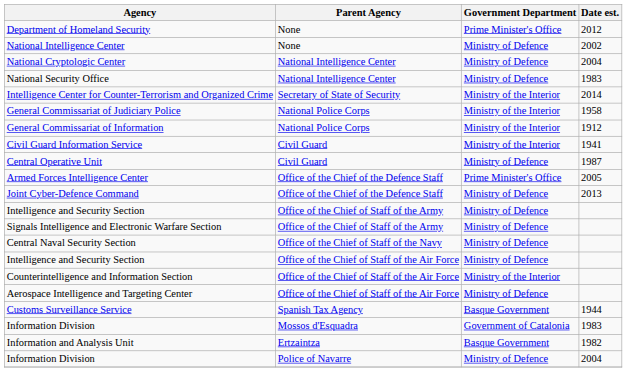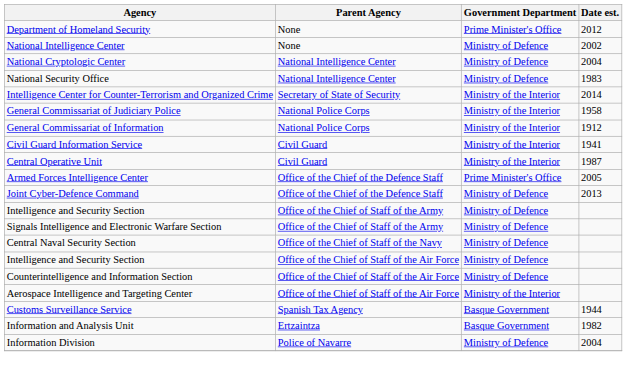(506, 161) Ministry of Defence -> (512, 161) Ministry of the Interior
(512, 276) Ministry of the Interior -> (506, 276) Ministry of Defence
(506, 293) Ministry of Defence -> (512, 293) Ministry of the Interior
- row: (51, 326)
